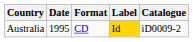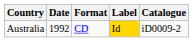(59, 28) 1995 -> (59, 28) 1992
